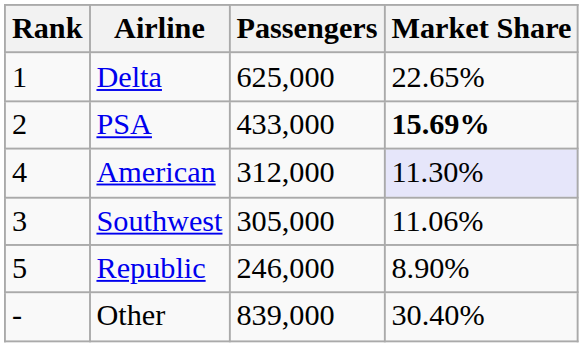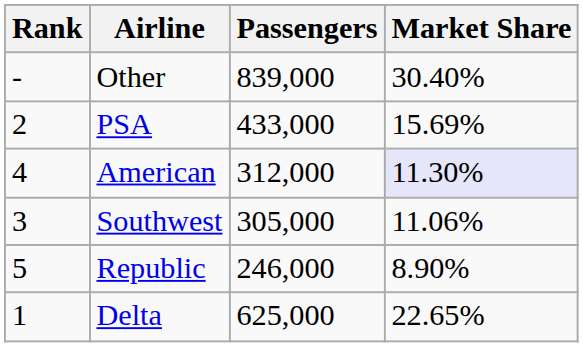rows swapped: (129, 76) <-> (131, 316)
(441, 124) bold -> (438, 124) normal
